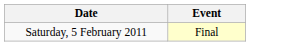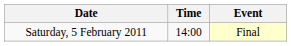+ column: (189, 13)
